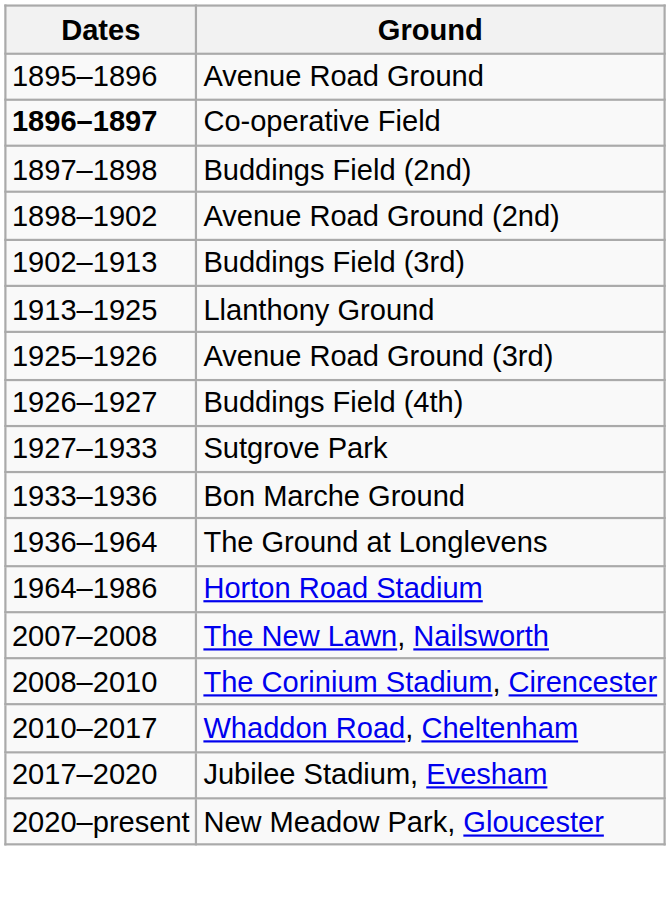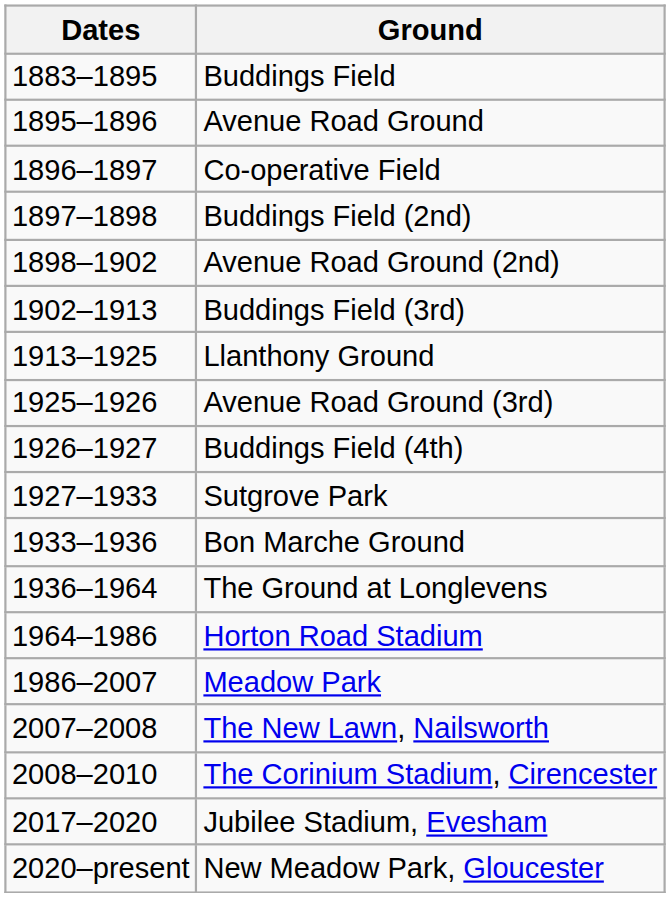+ row: (299, 76)
(85, 123) bold -> (85, 169) normal
+ row: (292, 682)
- row: (391, 729)
